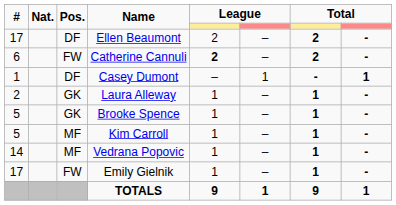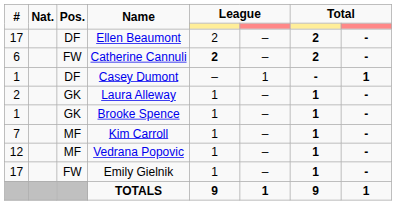(17, 114) 5 -> (17, 114) 1
(17, 133) 5 -> (17, 133) 7
(17, 152) 14 -> (17, 152) 12
